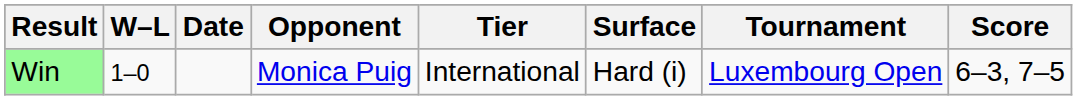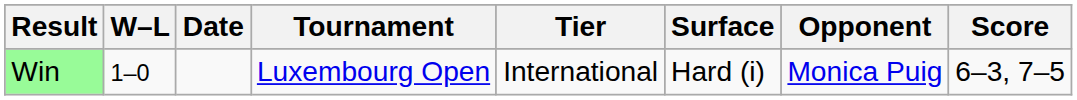columns swapped: (826, 26) <-> (334, 26)
